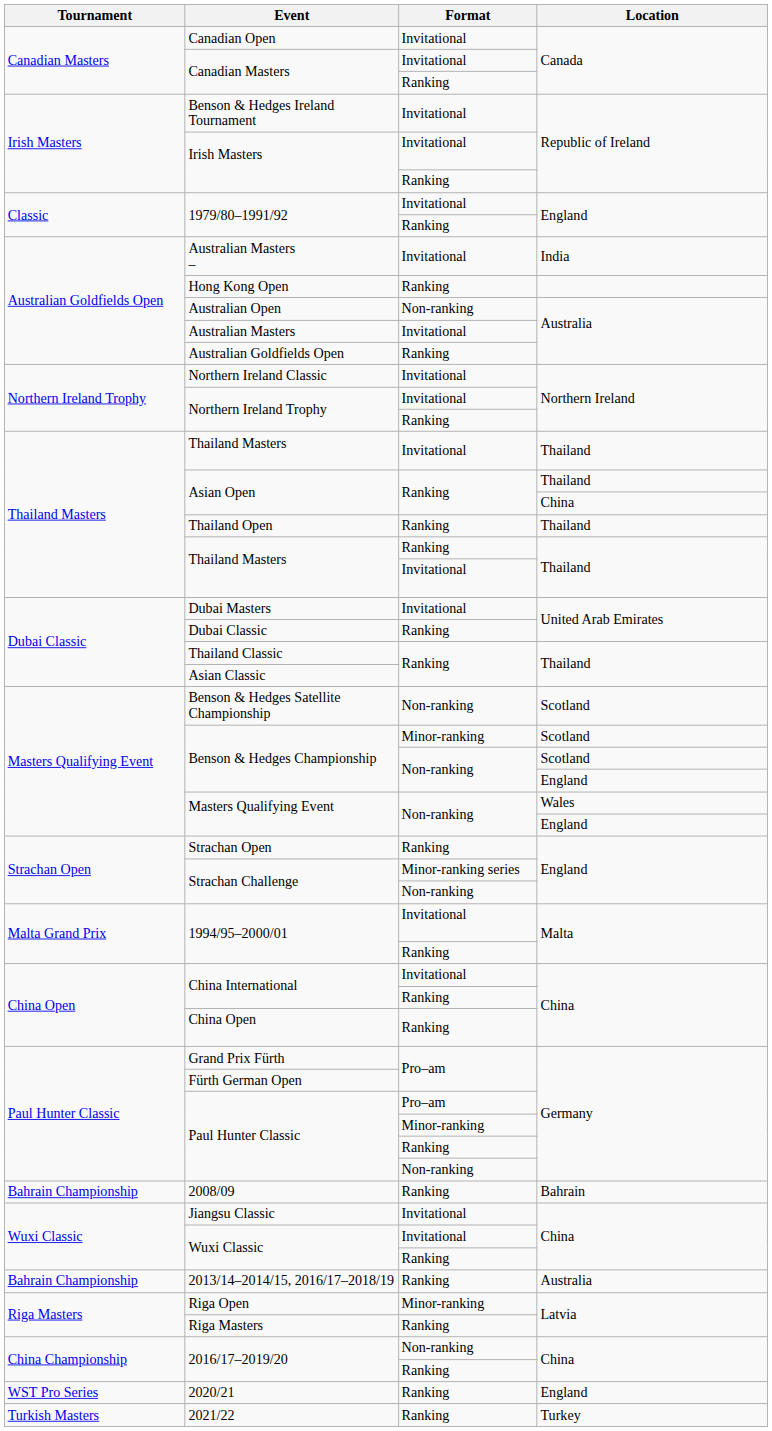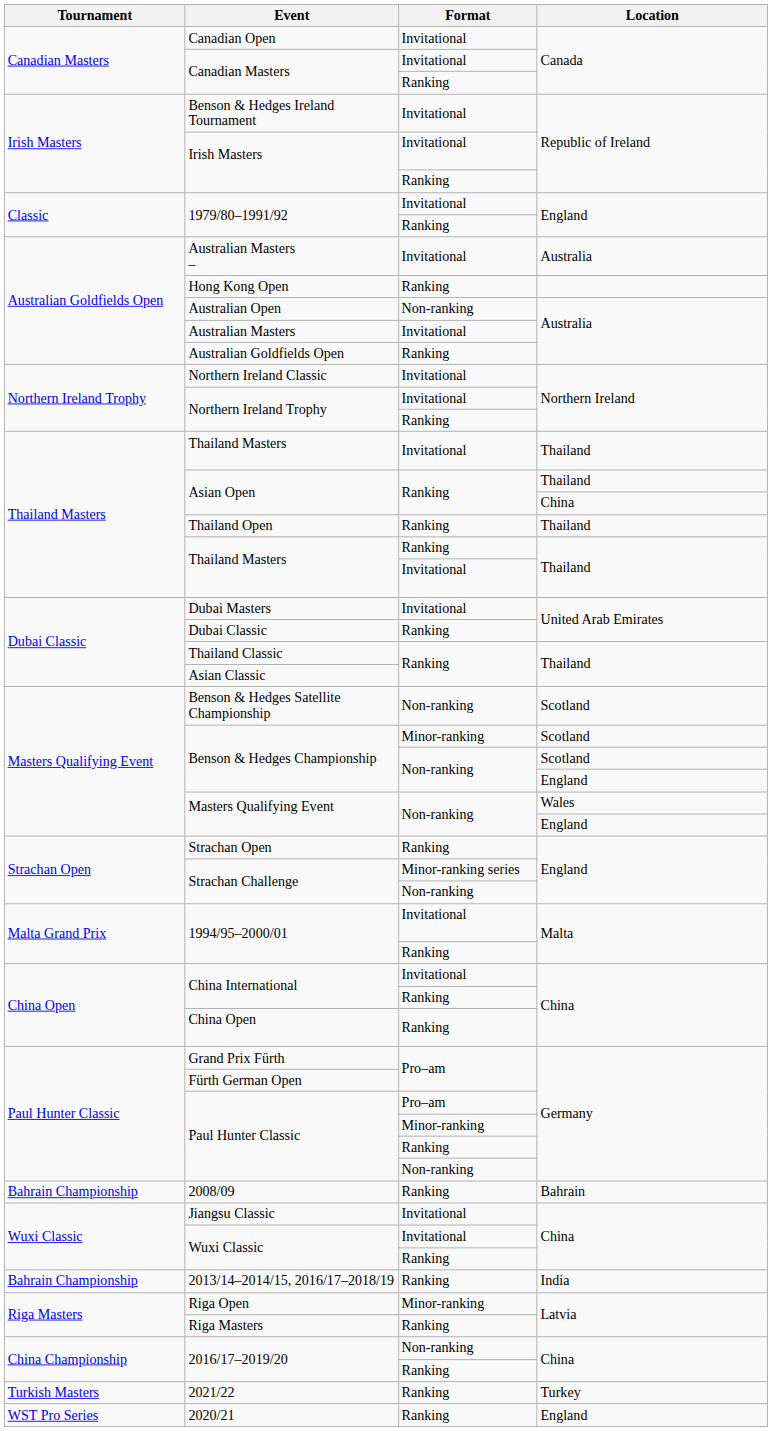(555, 256) India -> (566, 256) Australia
(566, 1281) Australia -> (555, 1281) India
rows swapped: (211, 1392) <-> (211, 1415)
